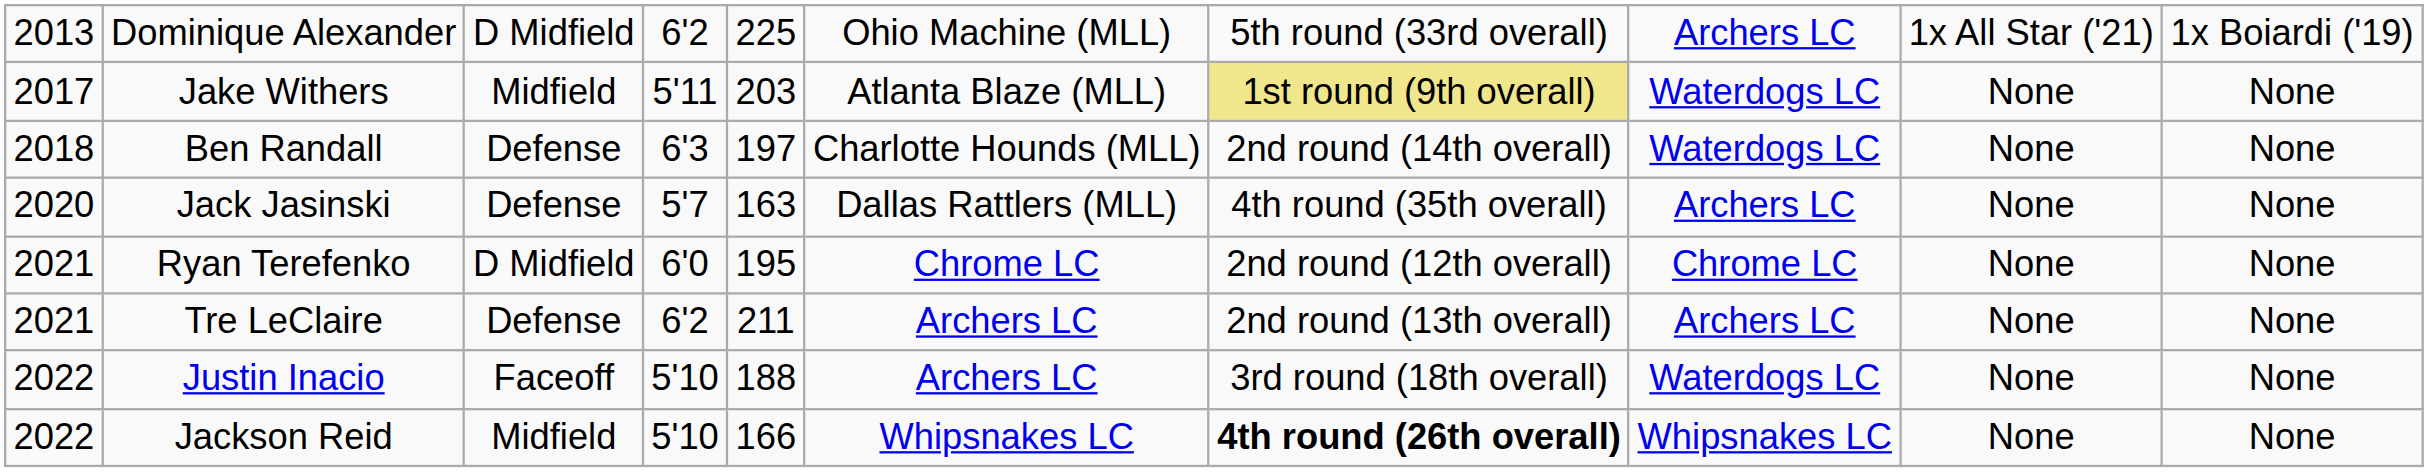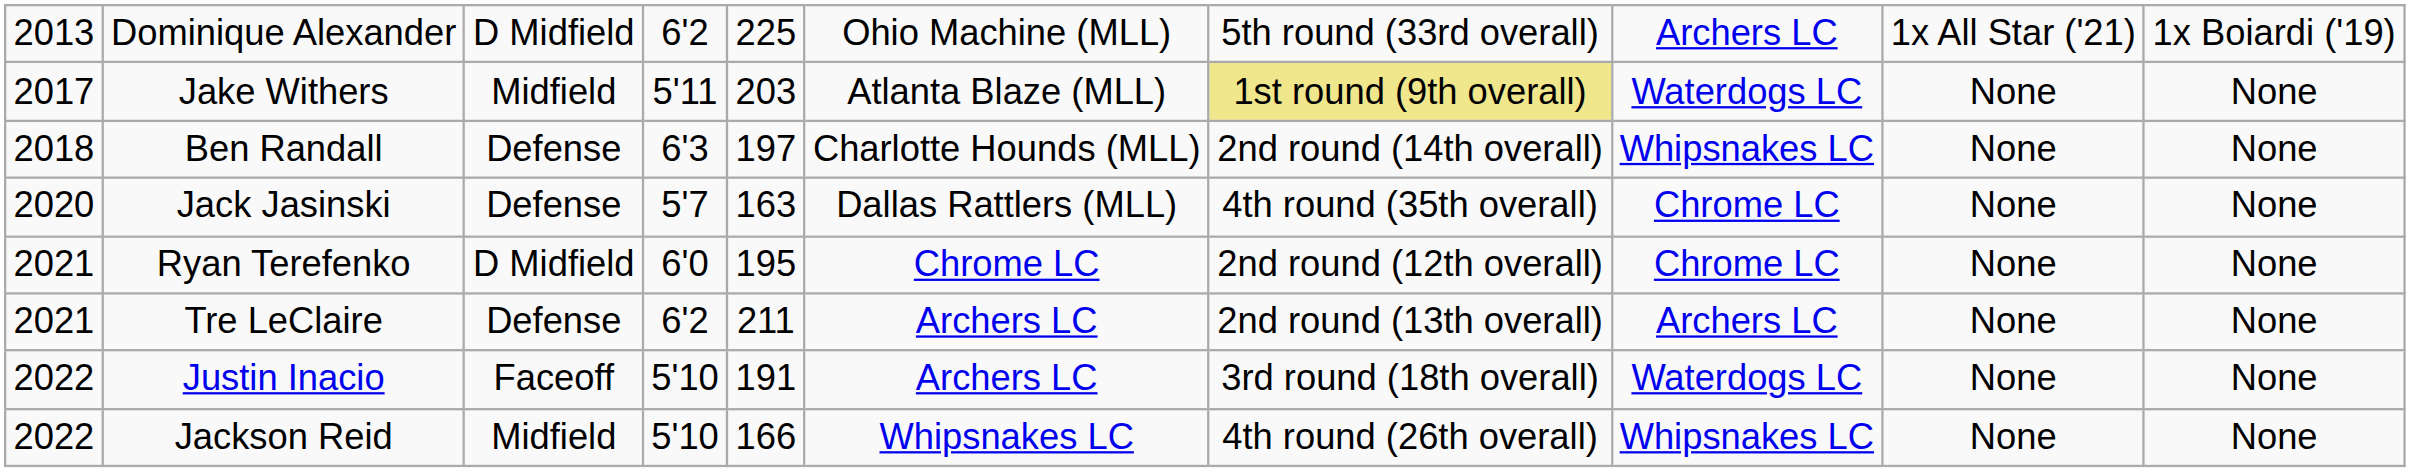(1765, 148) Waterdogs LC -> (1747, 148) Whipsnakes LC
(1765, 206) Archers LC -> (1747, 206) Chrome LC
(766, 378) 188 -> (766, 378) 191
(1419, 436) bold -> (1410, 436) normal
